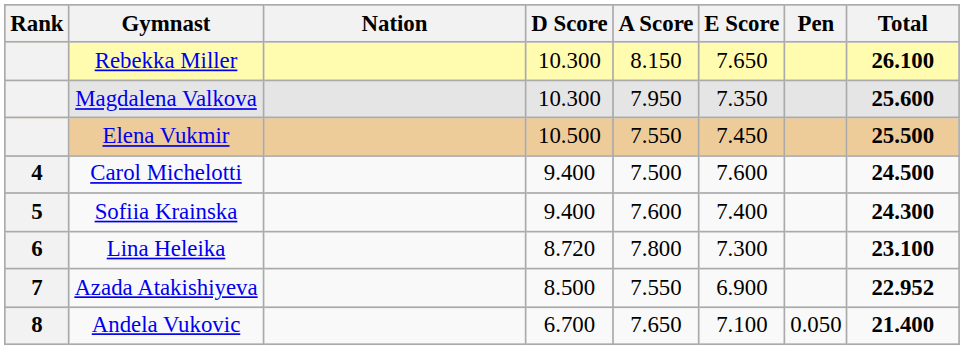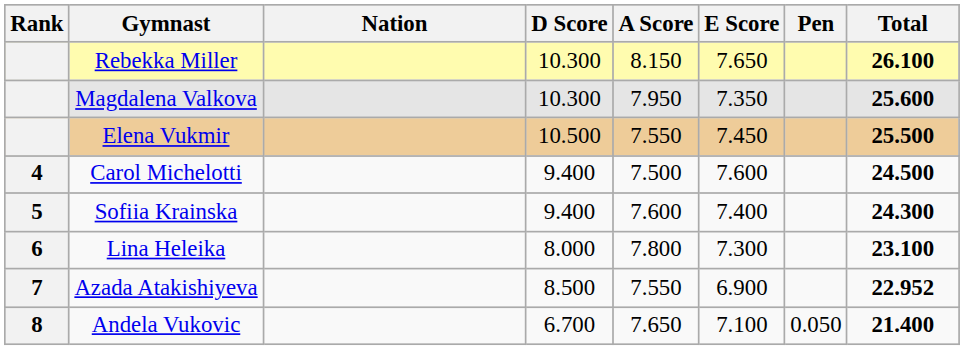(569, 249) 8.720 -> (569, 249) 8.000
